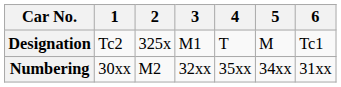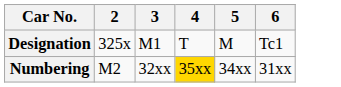- column: (115, 17)
(235, 69) no background -> (195, 69) gold background
